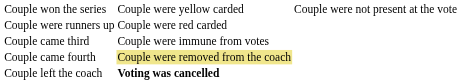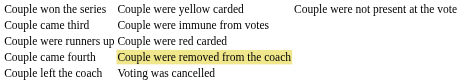rows swapped: (59, 25) <-> (47, 41)
(168, 73) bold -> (166, 73) normal
